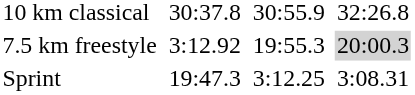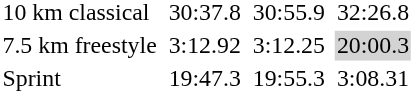(289, 45) 19:55.3 -> (289, 45) 3:12.25
(289, 78) 3:12.25 -> (289, 78) 19:55.3
